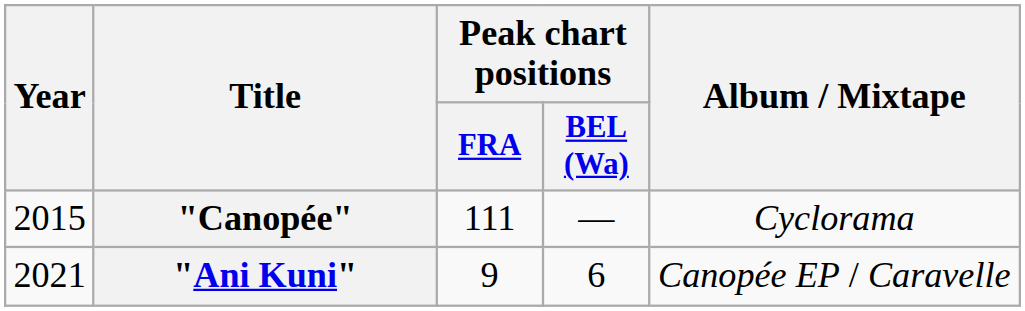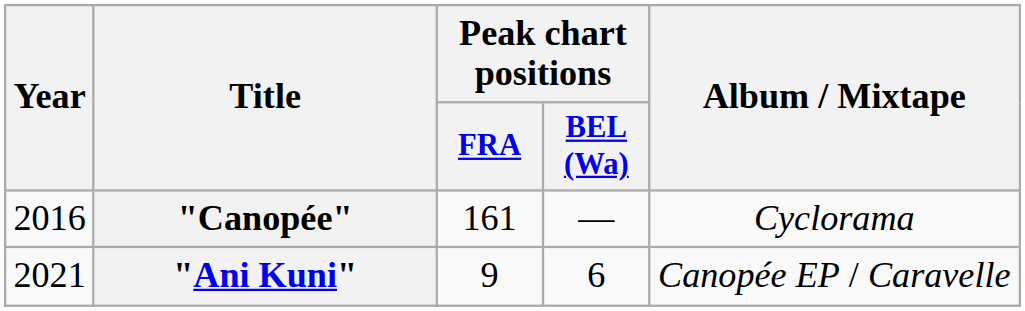(50, 218) 2015 -> (50, 218) 2016
(490, 218) 111 -> (490, 218) 161
